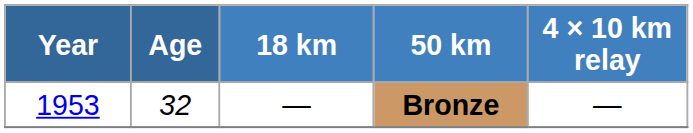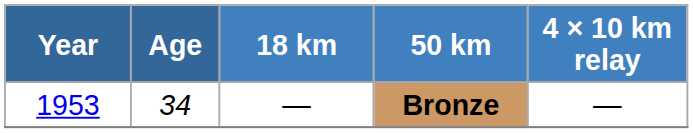(175, 105) 32 -> (175, 105) 34
